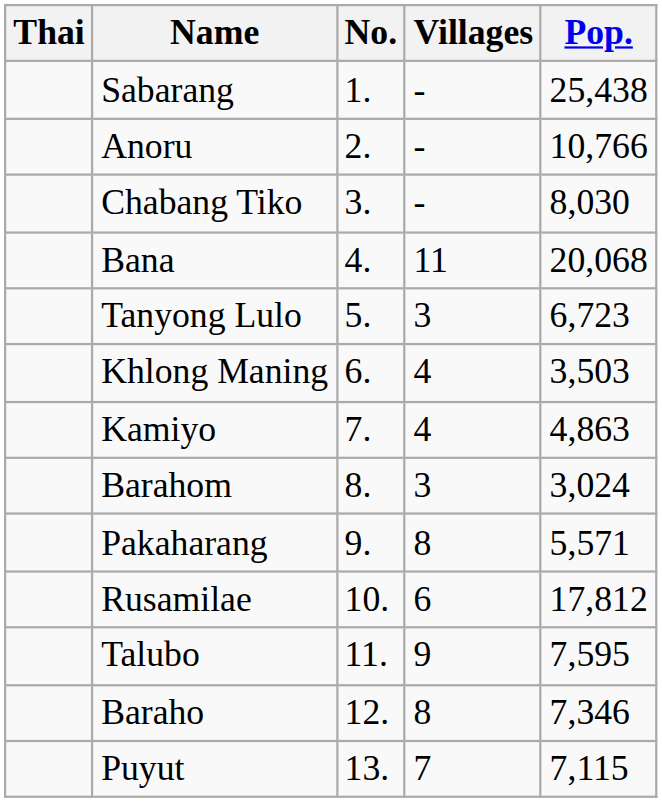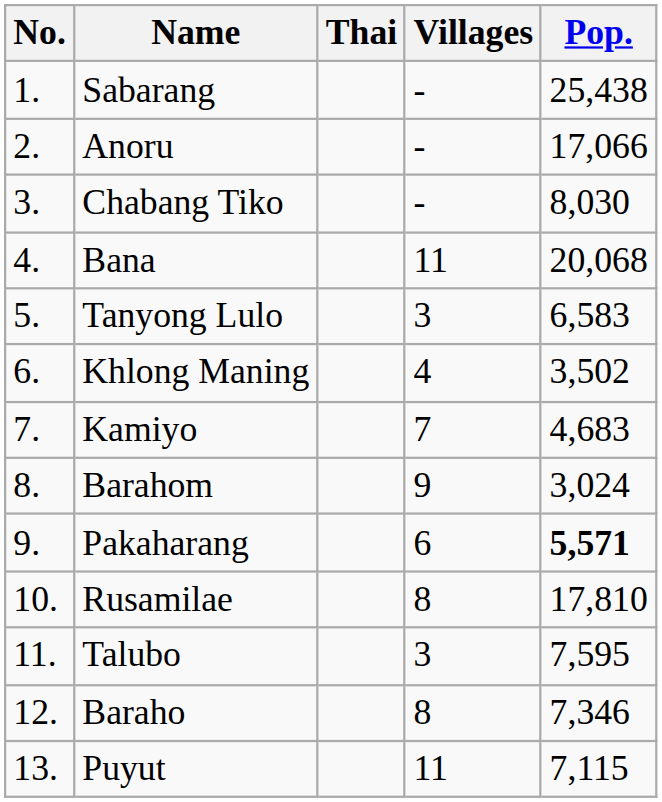columns swapped: (371, 32) <-> (49, 32)
(599, 145) 10,766 -> (599, 145) 17,066
(590, 315) 6,723 -> (590, 315) 6,583
(590, 372) 3,503 -> (590, 372) 3,502
(423, 428) 4 -> (423, 428) 7
(590, 428) 4,863 -> (590, 428) 4,683
(423, 485) 3 -> (423, 485) 9
(423, 542) 8 -> (423, 542) 6
(590, 542) normal -> (590, 542) bold
(423, 598) 6 -> (423, 598) 8
(599, 598) 17,812 -> (599, 598) 17,810
(423, 655) 9 -> (423, 655) 3
(423, 768) 7 -> (431, 768) 11
